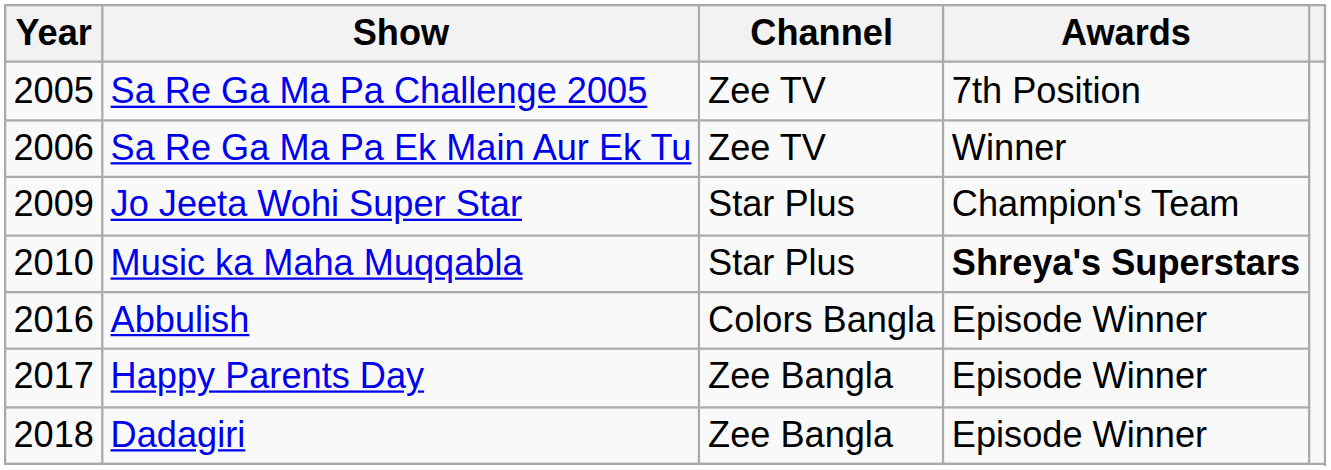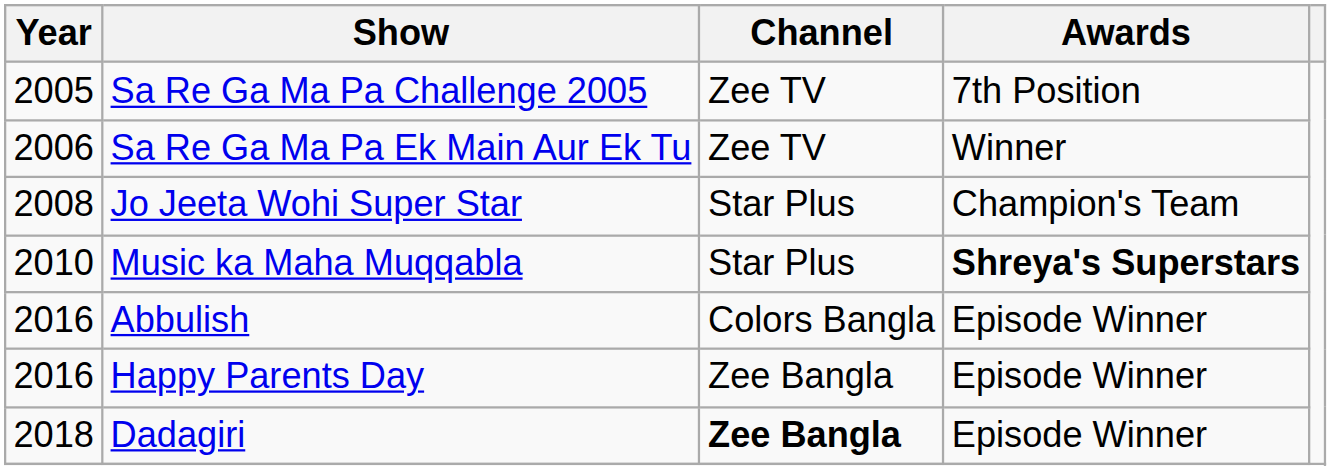(54, 205) 2009 -> (54, 205) 2008
(54, 377) 2017 -> (54, 377) 2016
(801, 434) normal -> (805, 434) bold
